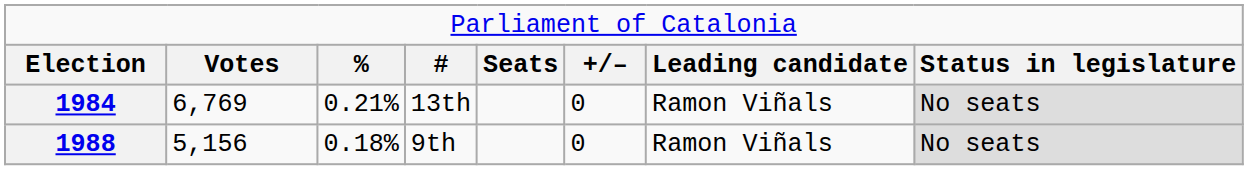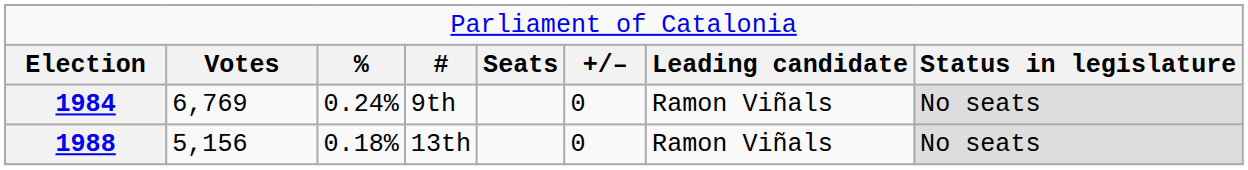(361, 104) 0.21% -> (361, 104) 0.24%
(441, 104) 13th -> (433, 104) 9th
(433, 144) 9th -> (441, 144) 13th
